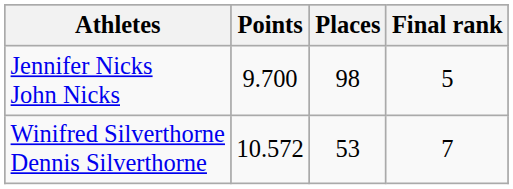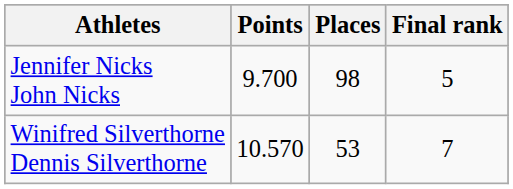(270, 149) 10.572 -> (270, 149) 10.570
